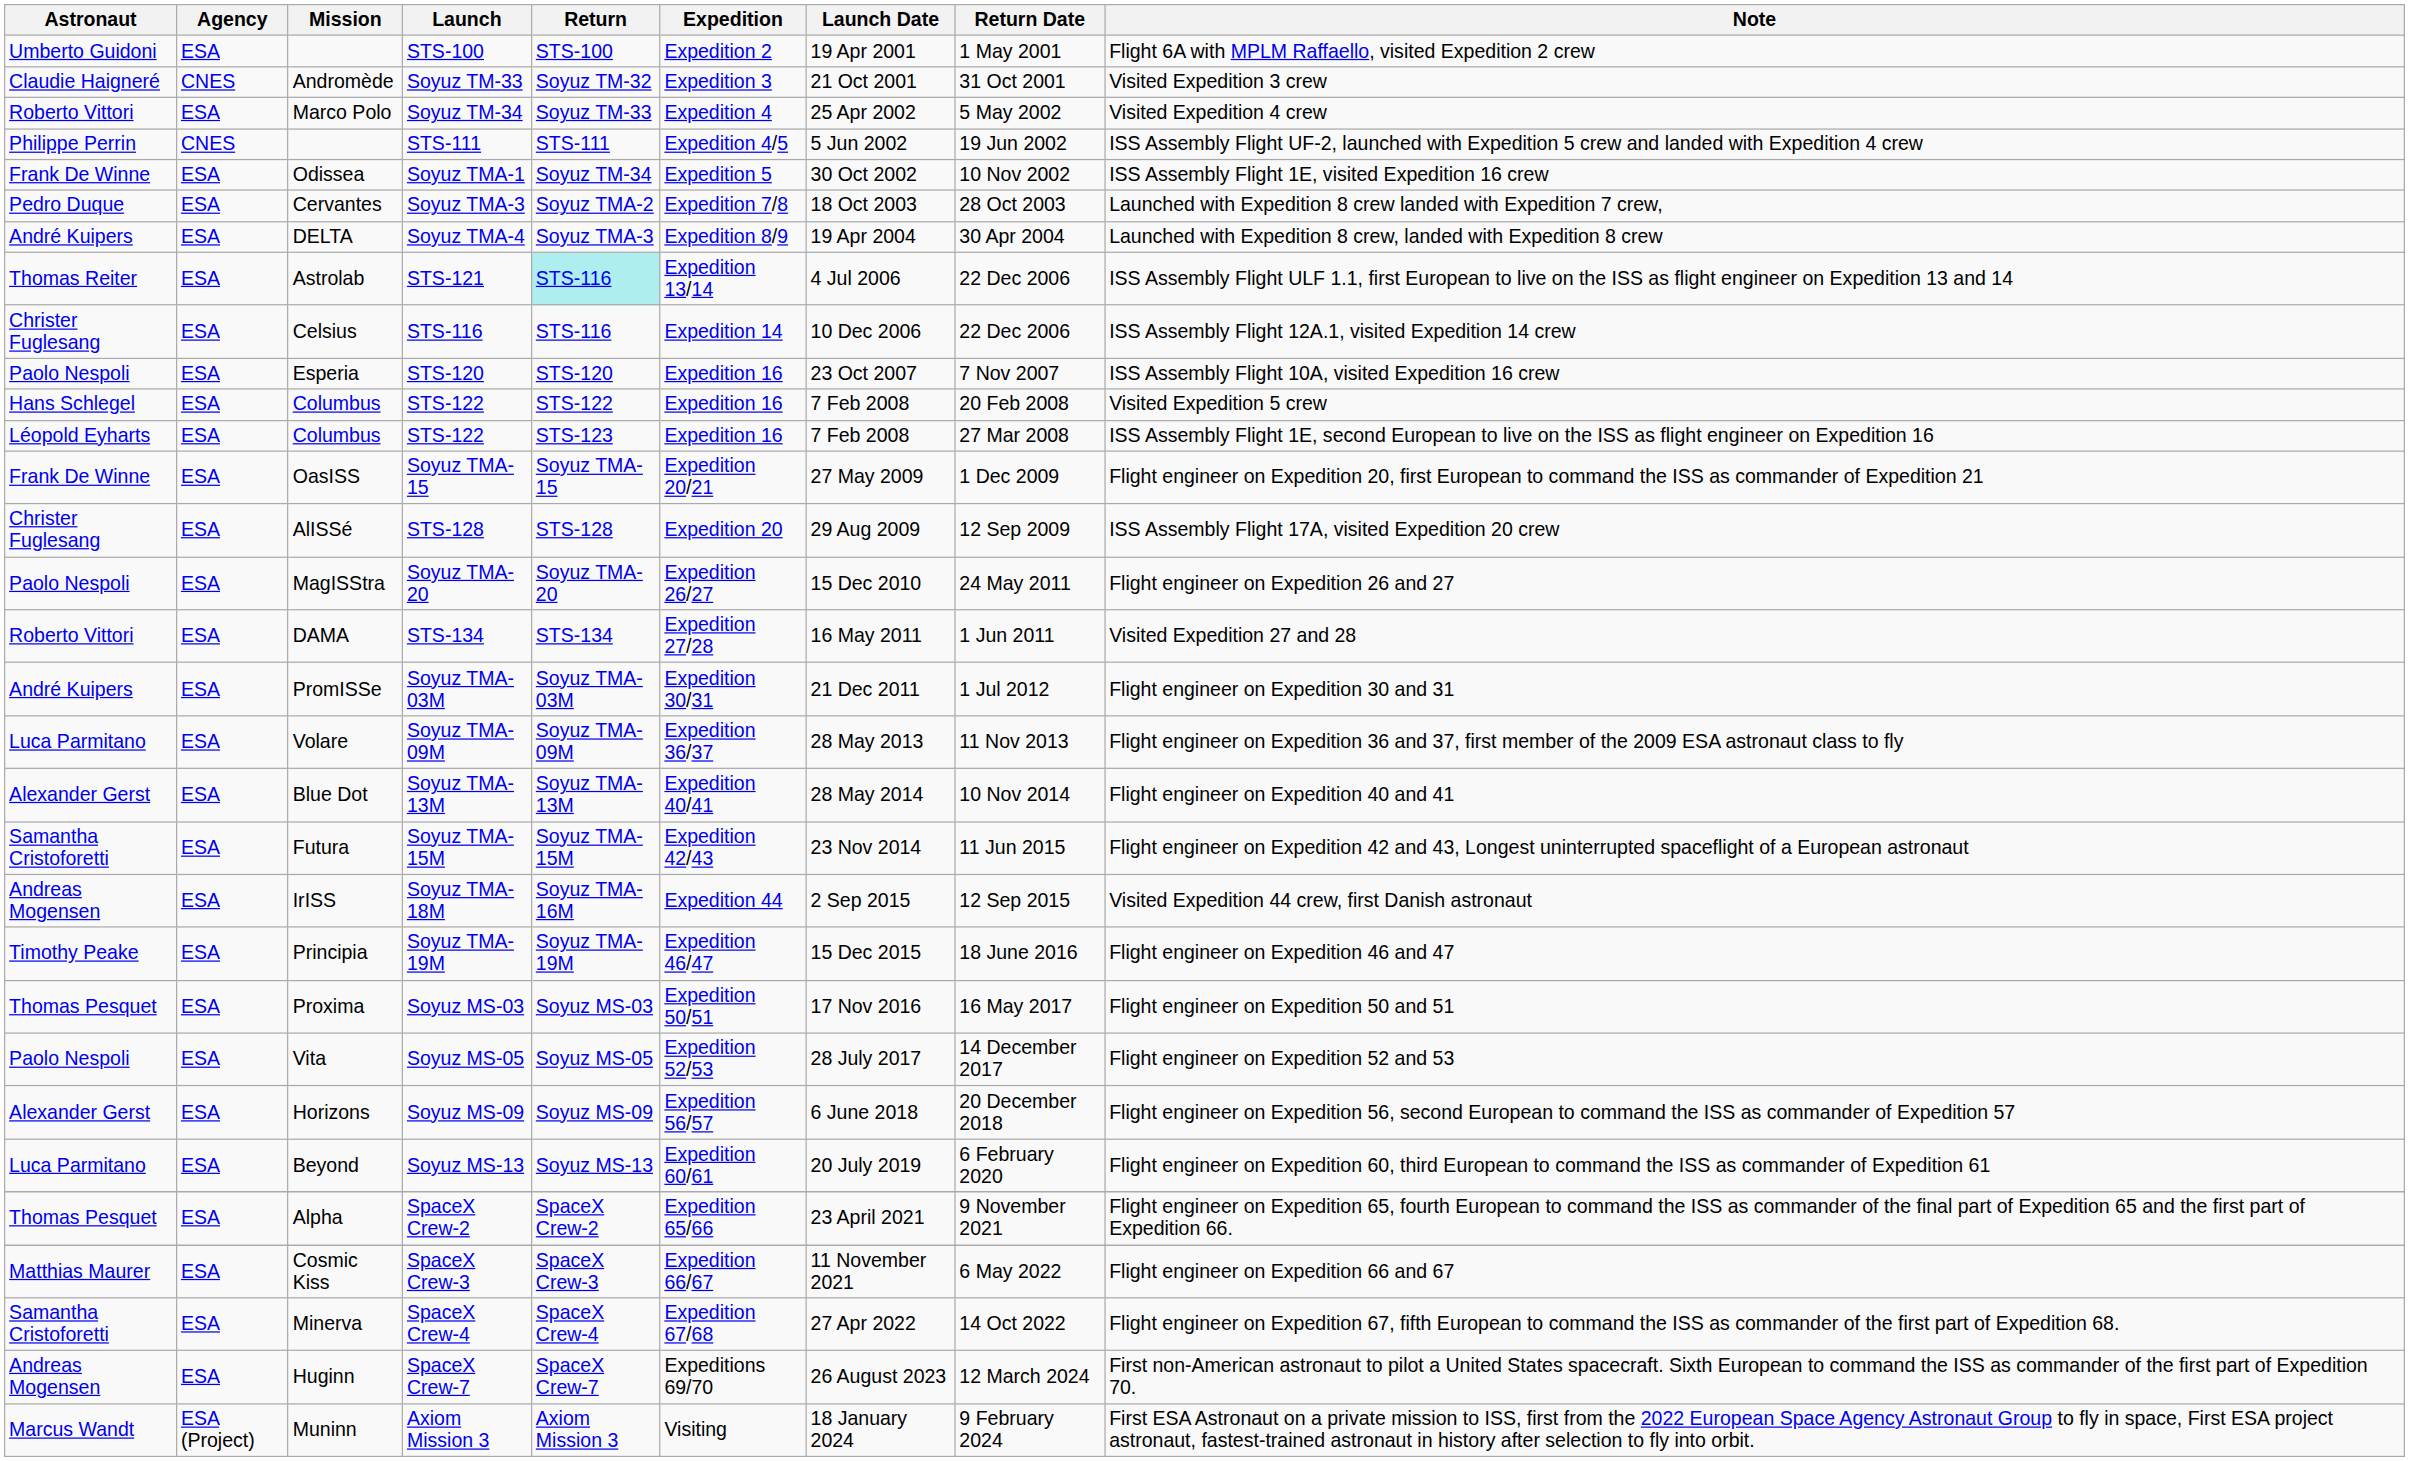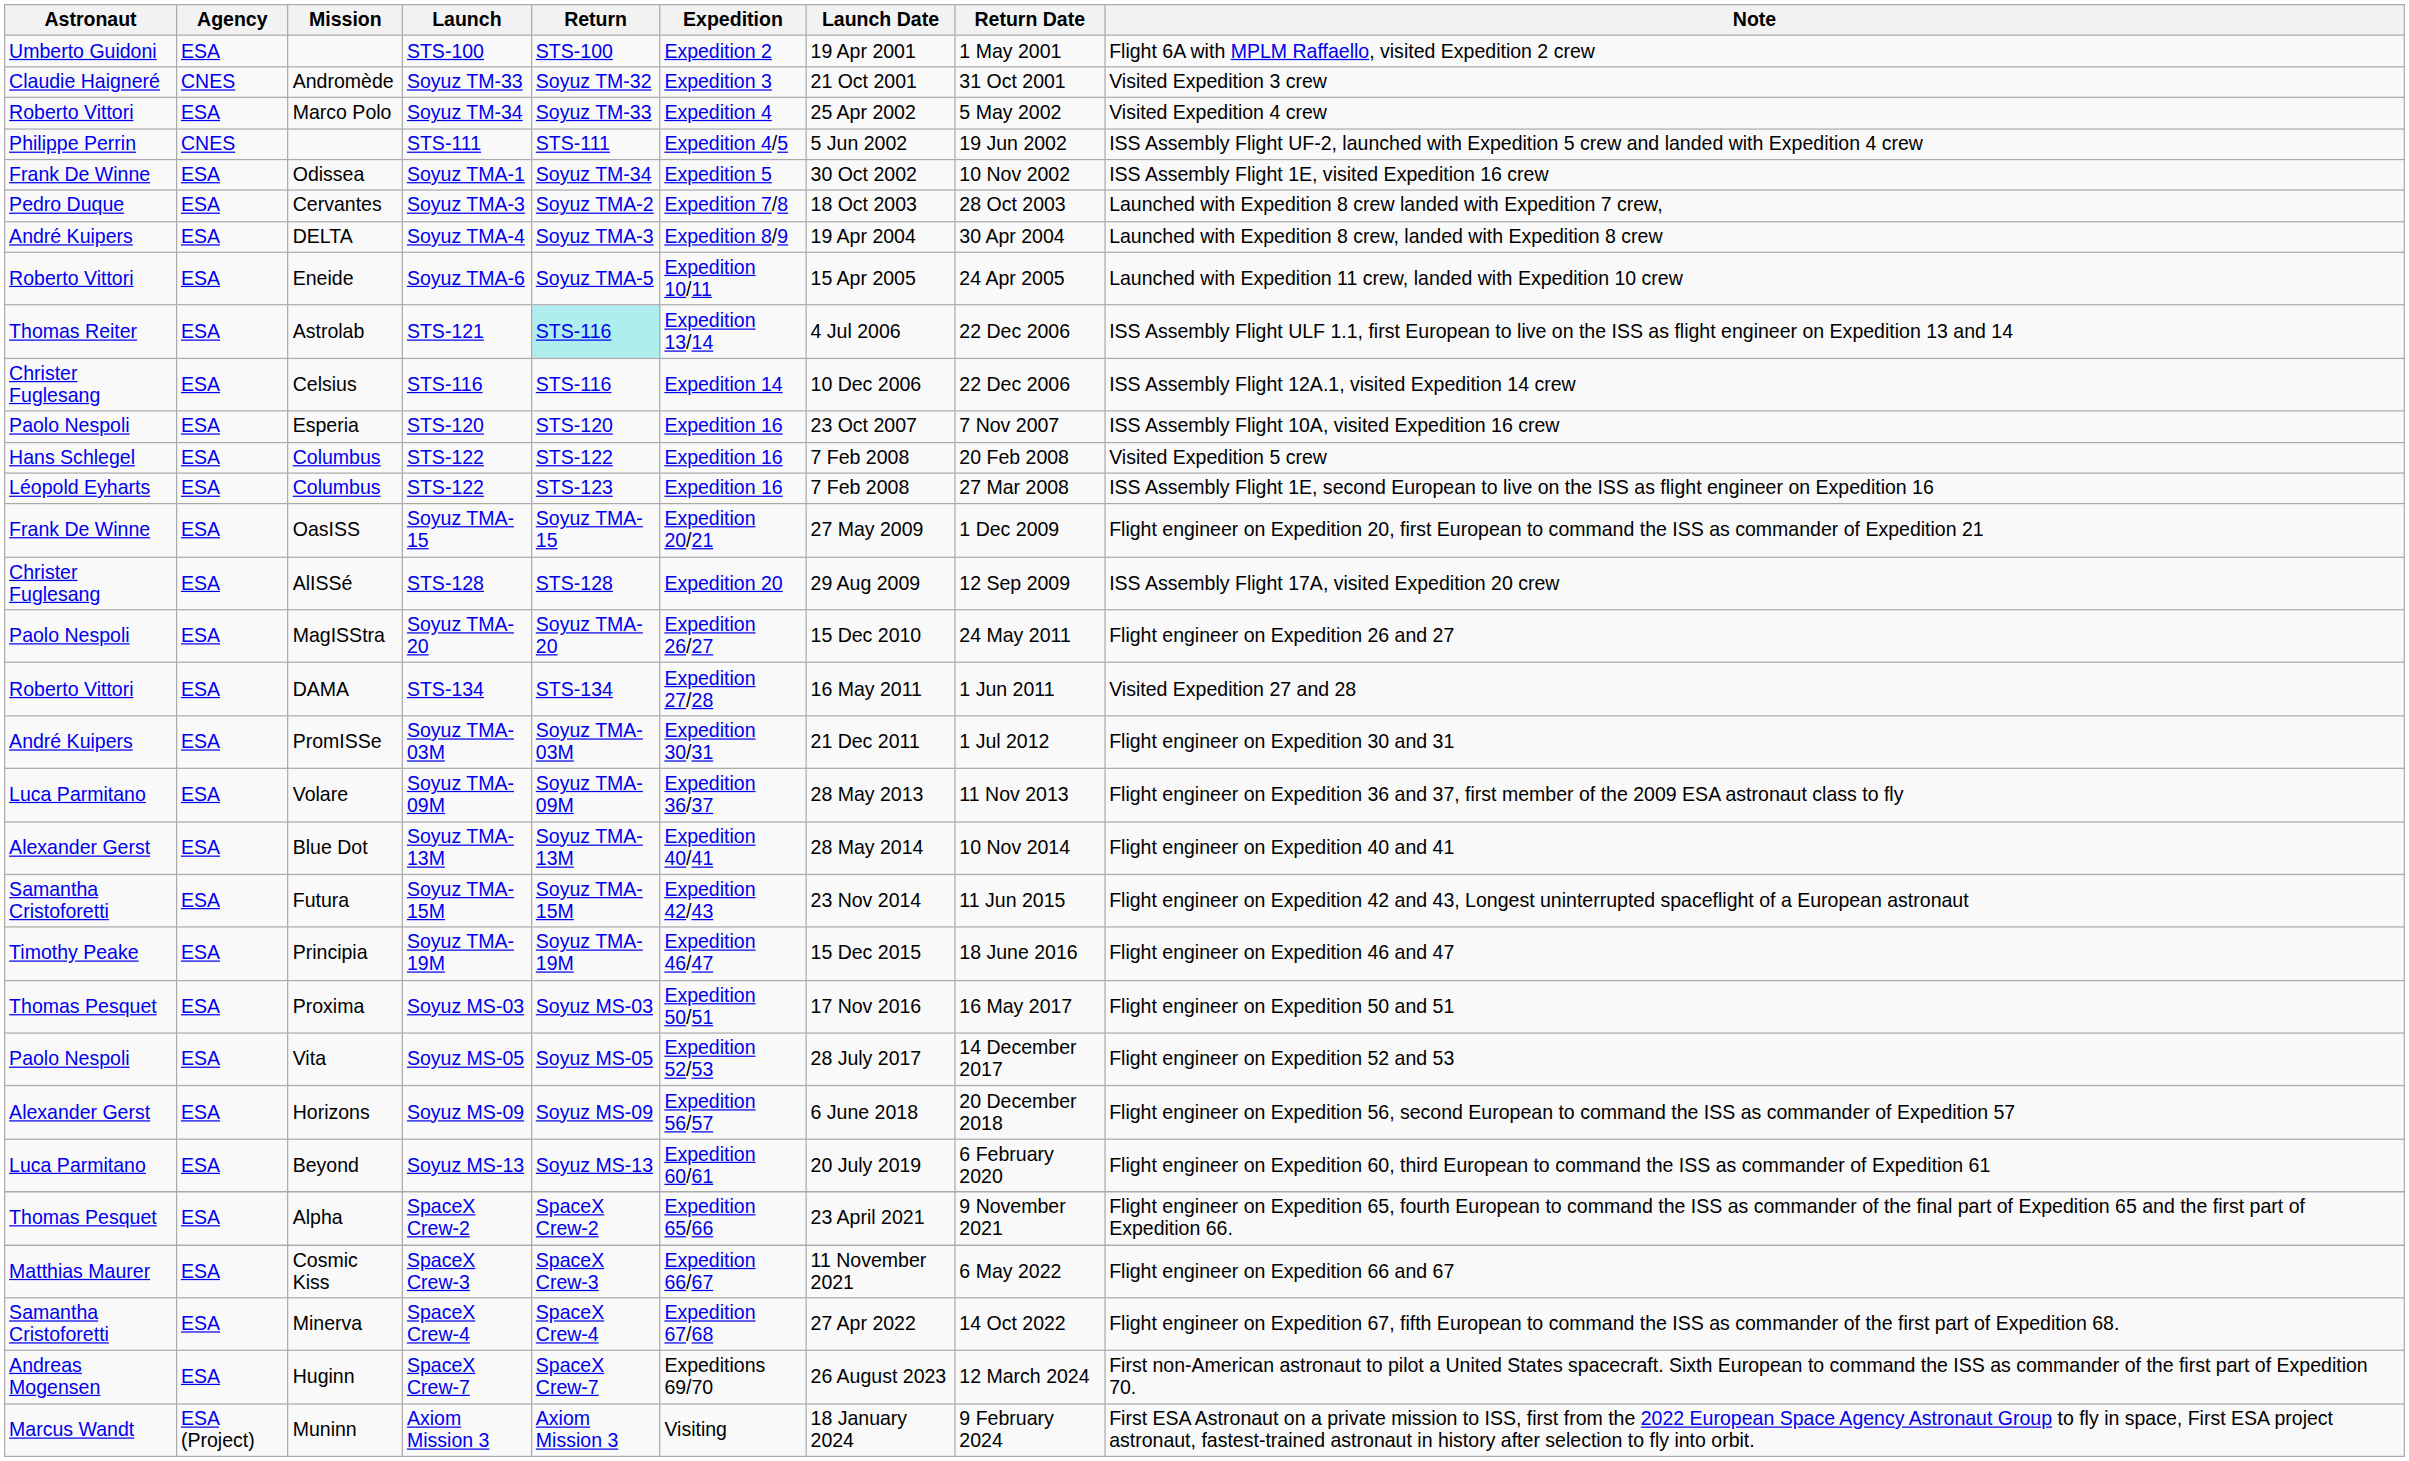+ row: (71, 278)
- row: (55, 900)
